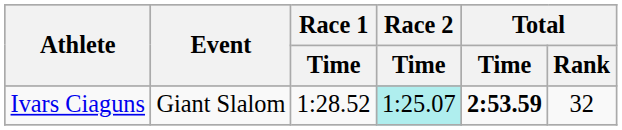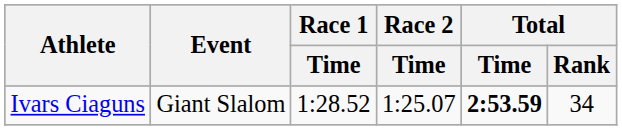(419, 105) paleturquoise background -> (419, 105) no background
(582, 105) 32 -> (582, 105) 34
